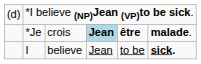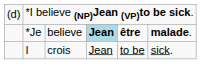(59, 32) crois -> (65, 32) believe
(65, 50) believe -> (59, 50) crois
(163, 50) bold -> (162, 50) normal
